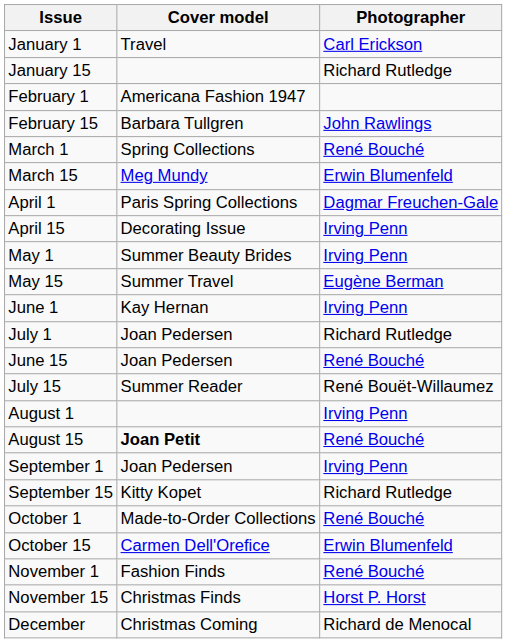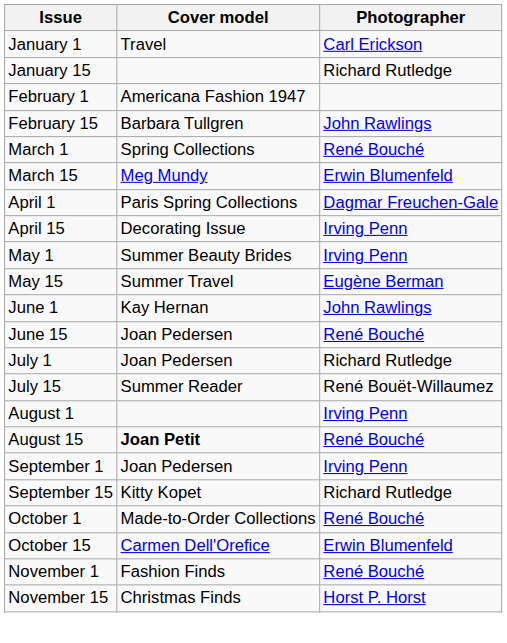(365, 307) Irving Penn -> (377, 307) John Rawlings
rows swapped: (38, 360) <-> (30, 334)
- row: (47, 624)
